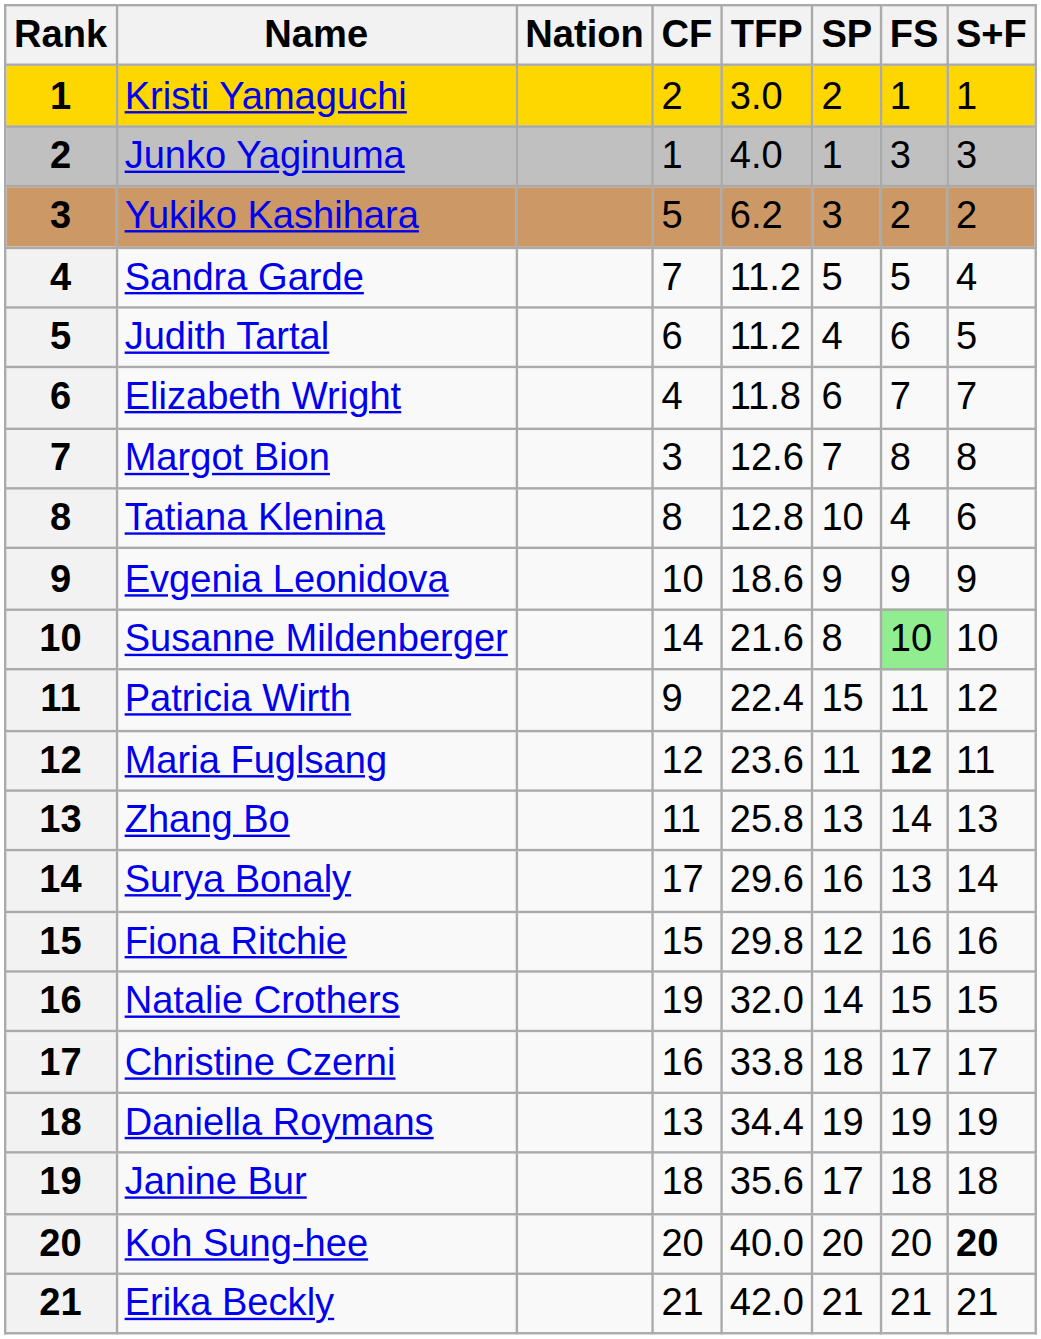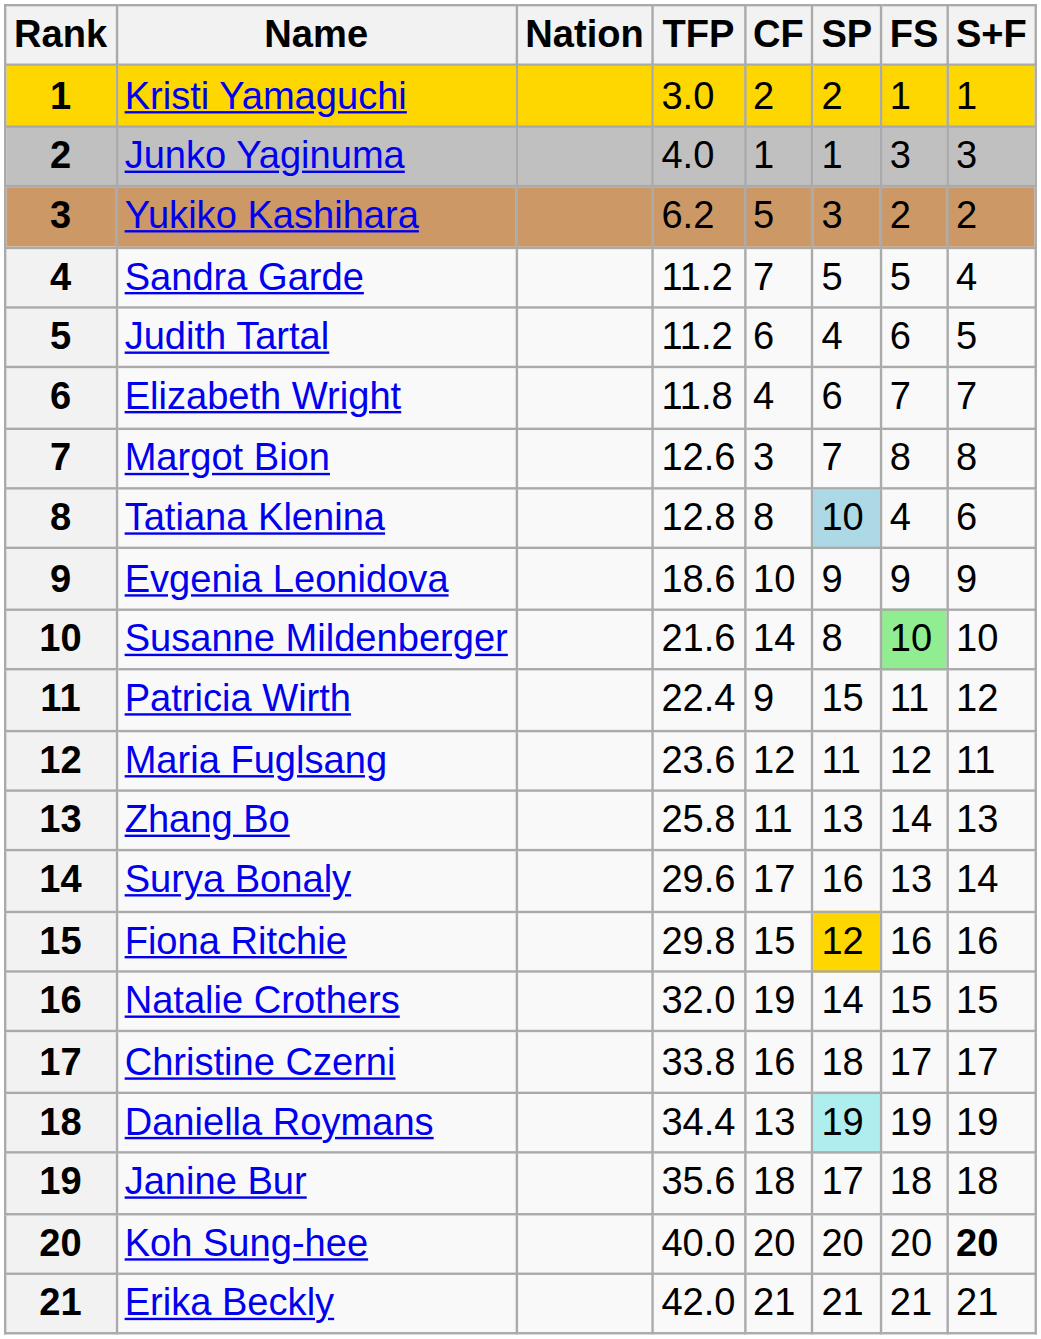columns swapped: (767, 34) <-> (687, 34)
(843, 517) no background -> (843, 517) lightblue background
(911, 759) bold -> (911, 759) normal
(843, 940) no background -> (843, 940) gold background
(843, 1121) no background -> (843, 1121) paleturquoise background
